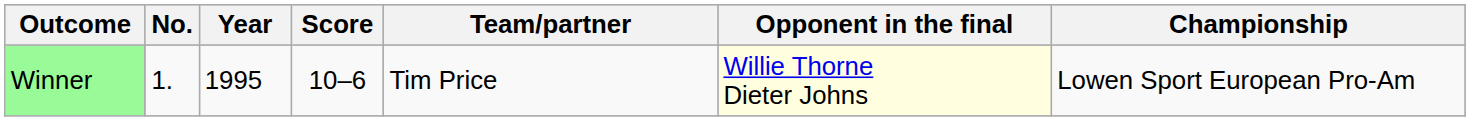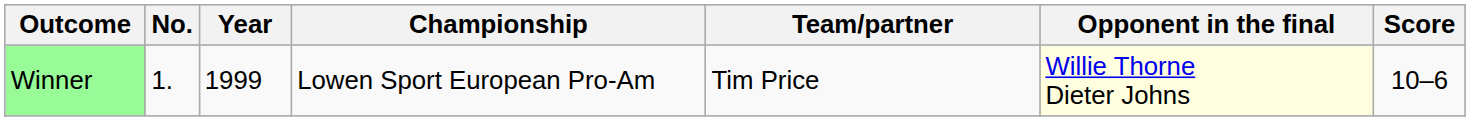columns swapped: (1259, 24) <-> (337, 24)
(233, 80) 1995 -> (233, 80) 1999
